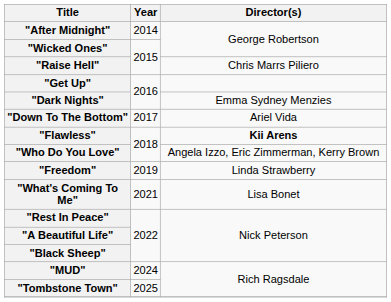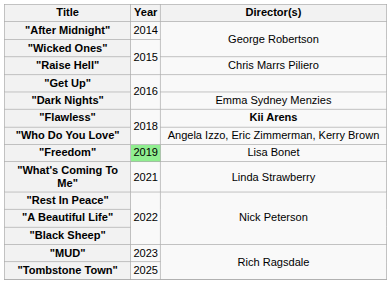- row: (68, 118)
(146, 170) no background -> (146, 153) lightgreen background
(273, 170) Linda Strawberry -> (273, 153) Lisa Bonet
(273, 194) Lisa Bonet -> (273, 177) Linda Strawberry
(146, 270) 2024 -> (146, 253) 2023
